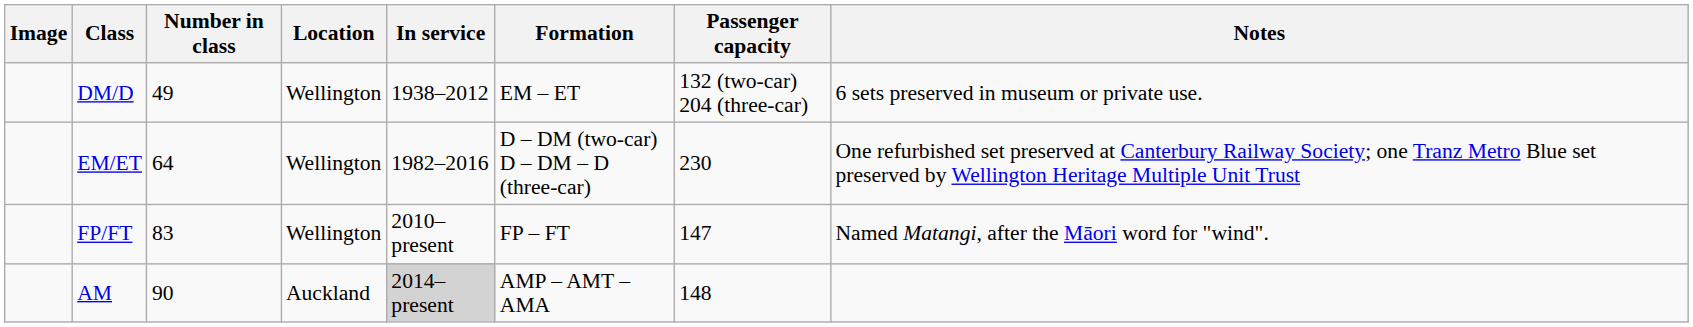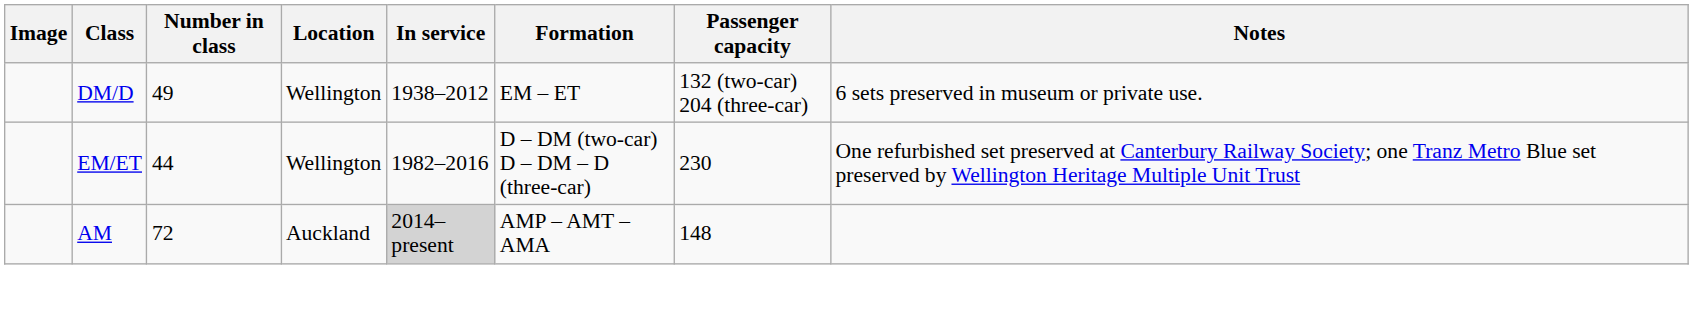(163, 163) 64 -> (163, 163) 44
- row: (105, 233)
(163, 292) 90 -> (163, 233) 72
